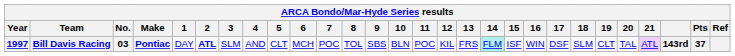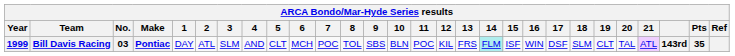(17, 44) 1997 -> (17, 44) 1999
(207, 44) bold -> (207, 44) normal
(700, 44) 37 -> (699, 44) 35
